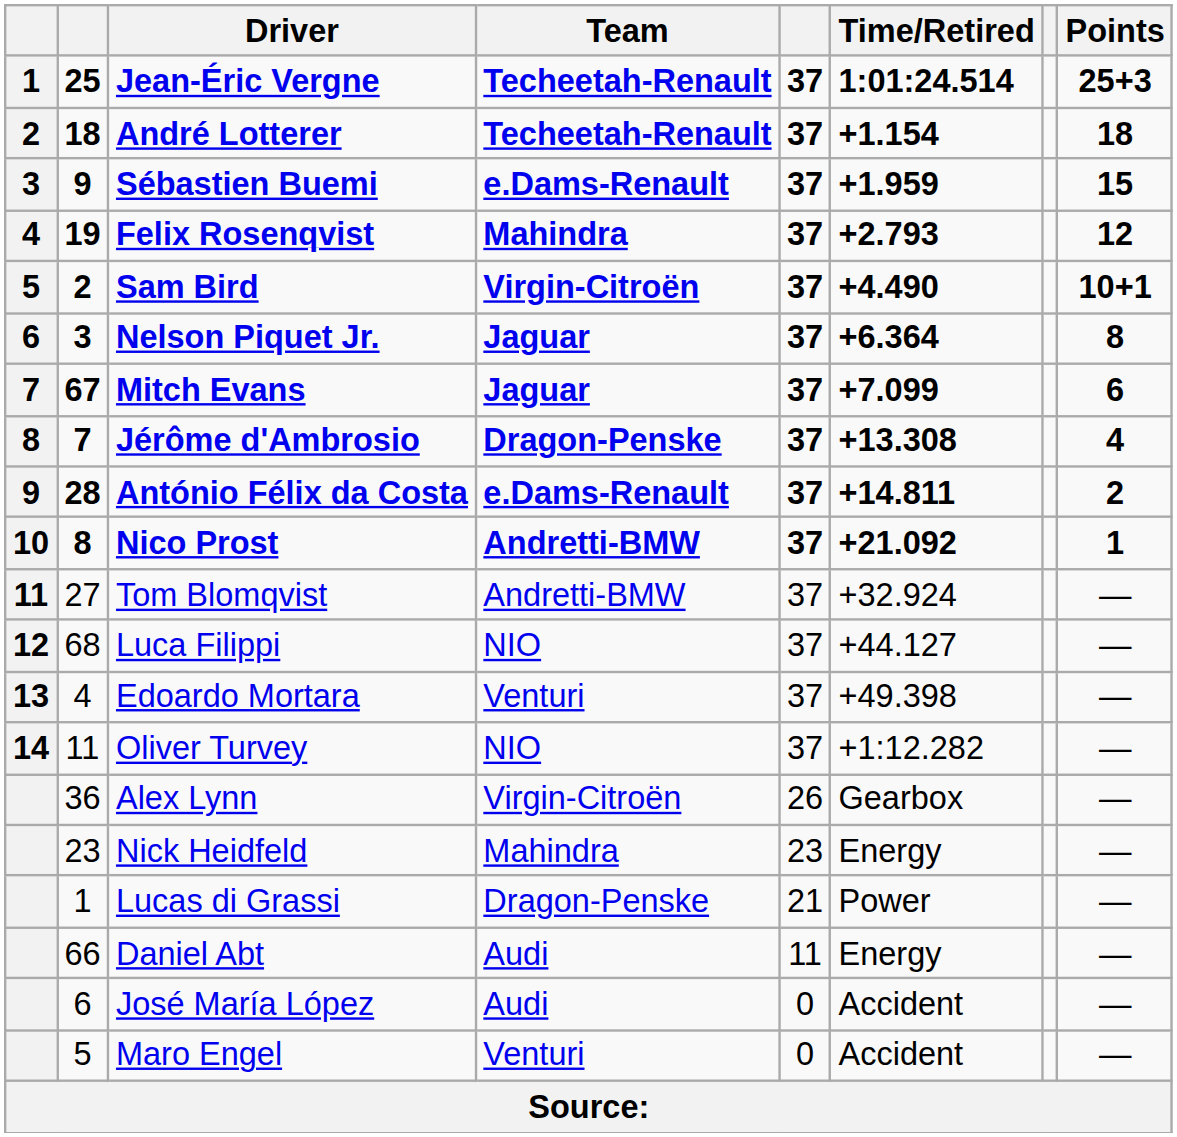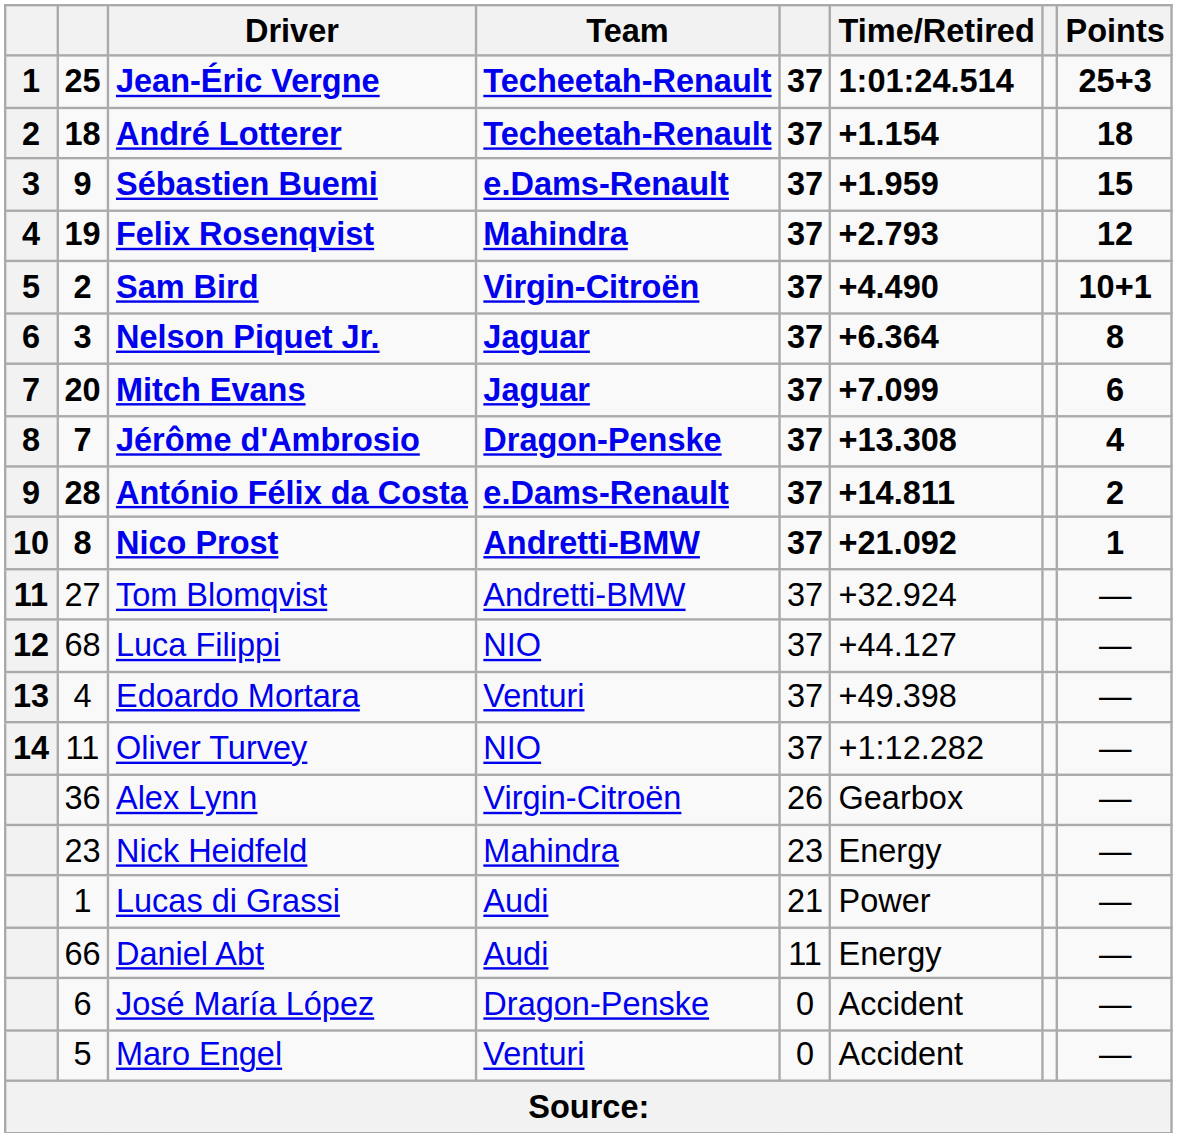(82, 389) 67 -> (82, 389) 20
(596, 901) Dragon-Penske -> (516, 901) Audi
(516, 1004) Audi -> (596, 1004) Dragon-Penske
